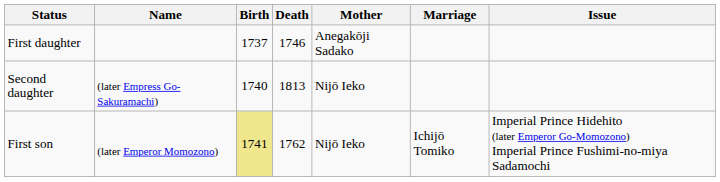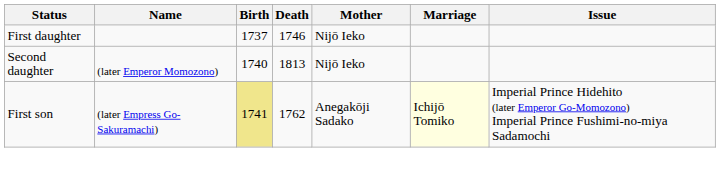(342, 43) Anegakōji Sadako -> (340, 35) Nijō Ieko
(139, 94) (later Empress Go-Sakuramachi) -> (158, 72) (later Emperor Momozono)
(158, 151) (later Emperor Momozono) -> (139, 122) (later Empress Go-Sakuramachi)
(340, 143) Nijō Ieko -> (342, 114) Anegakōji Sadako
(434, 143) no background -> (434, 114) lightyellow background
